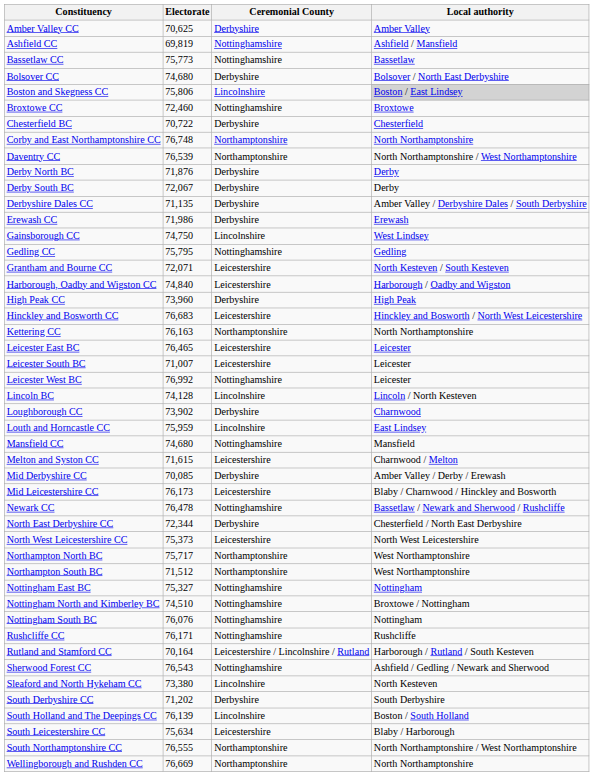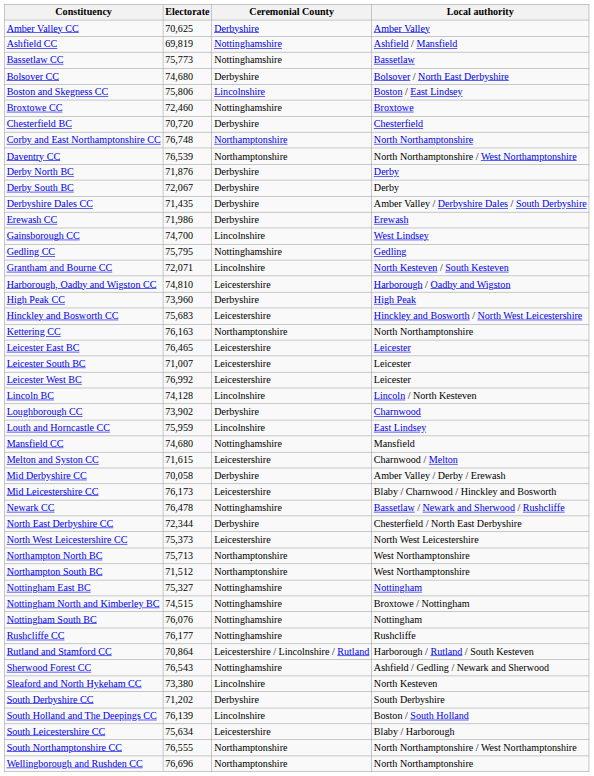(418, 92) lightgrey background -> (418, 92) no background
(179, 124) 70,722 -> (179, 124) 70,720
(179, 204) 71,135 -> (179, 204) 71,435
(179, 236) 74,750 -> (179, 236) 74,700
(242, 268) Leicestershire -> (240, 268) Lincolnshire
(179, 284) 74,840 -> (179, 284) 74,810
(179, 316) 76,683 -> (179, 316) 75,683
(248, 380) Nottinghamshire -> (242, 380) Leicestershire
(179, 476) 70,085 -> (179, 476) 70,058
(179, 556) 75,717 -> (179, 556) 75,713
(179, 603) 74,510 -> (179, 603) 74,515
(179, 635) 76,171 -> (179, 635) 76,177
(179, 651) 70,164 -> (179, 651) 70,864
(179, 763) 76,669 -> (179, 763) 76,696
